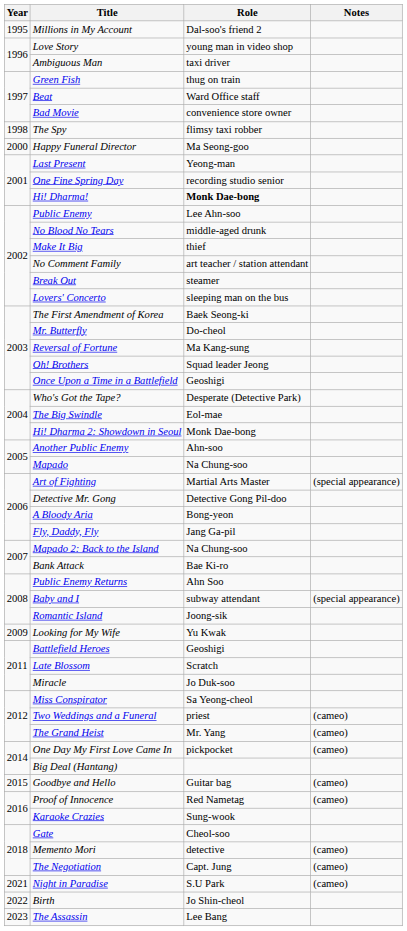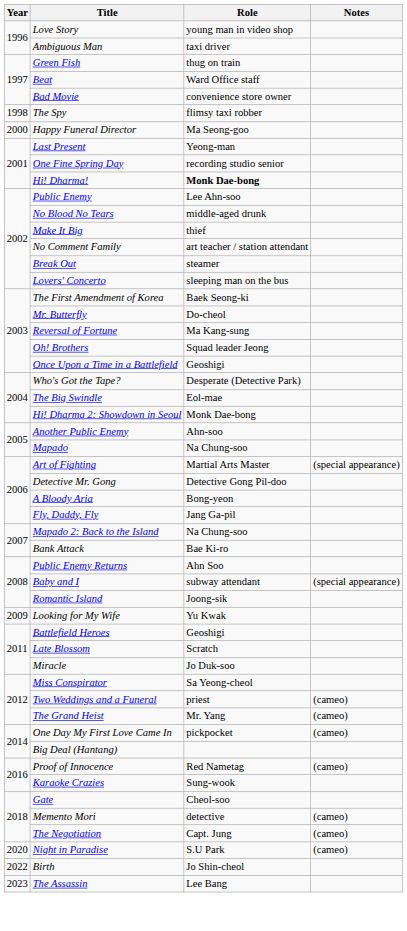- row: (82, 29)
- row: (74, 783)
(17, 883) 2021 -> (17, 850) 2020
